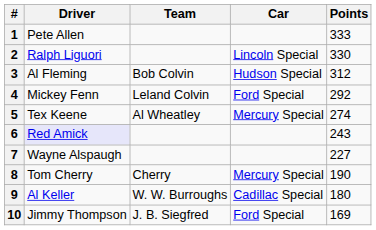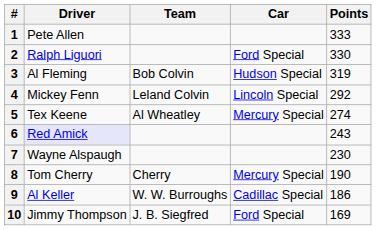(276, 54) Lincoln Special -> (269, 54) Ford Special
(340, 74) 312 -> (340, 74) 319
(269, 94) Ford Special -> (276, 94) Lincoln Special
(340, 154) 227 -> (340, 154) 230
(340, 194) 180 -> (340, 194) 186
